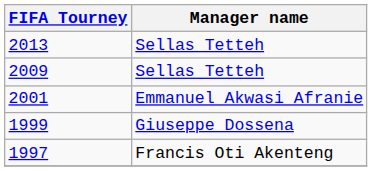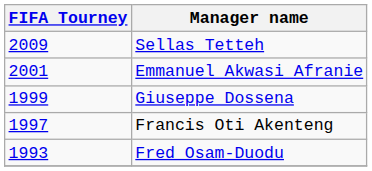- row: (28, 45)
+ row: (28, 153)
